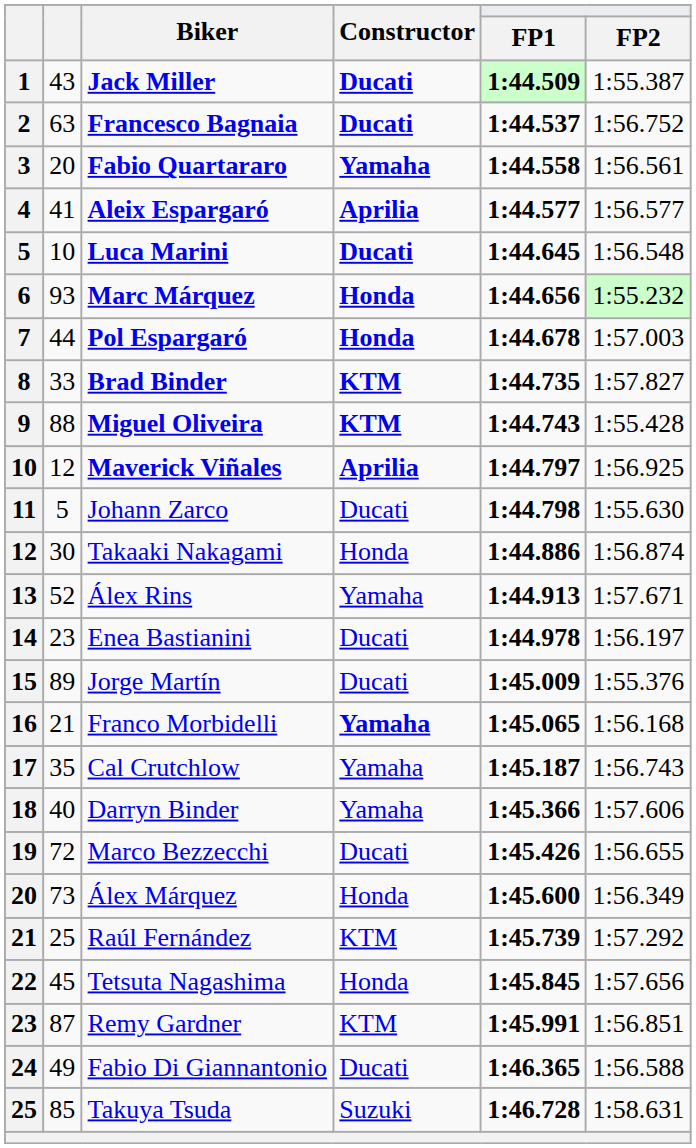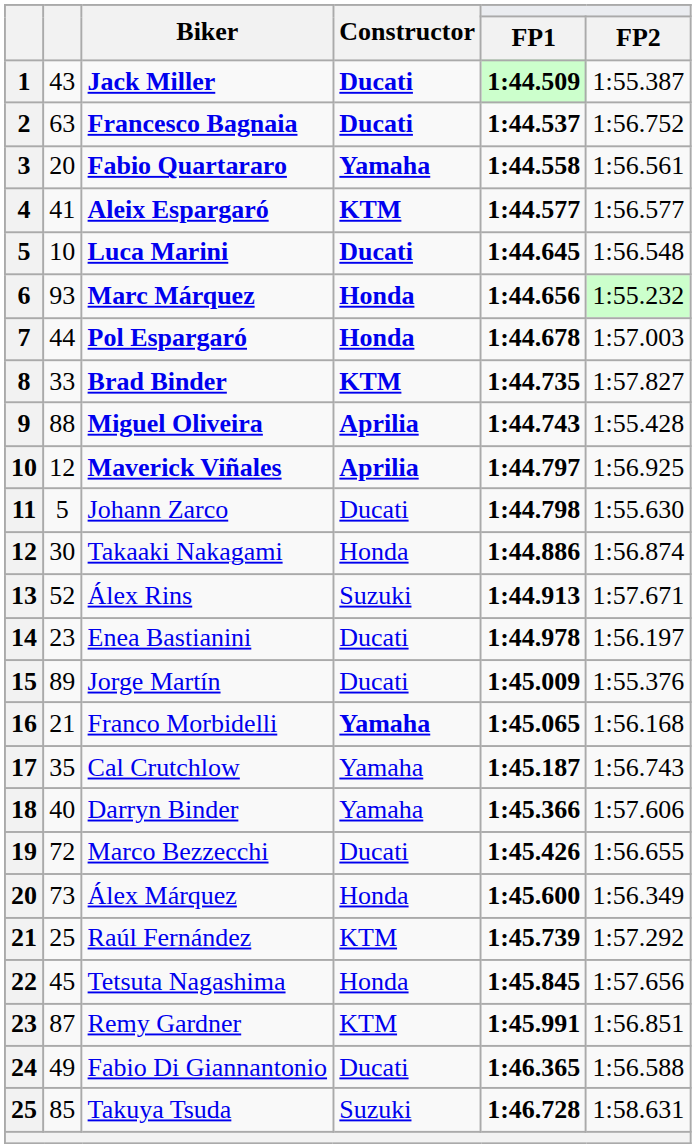(379, 209) Aprilia -> (370, 209) KTM
(370, 423) KTM -> (379, 423) Aprilia
(381, 594) Yamaha -> (375, 594) Suzuki
